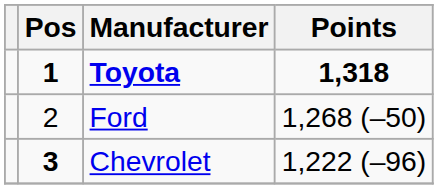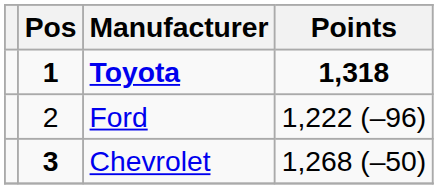(354, 117) 1,268 (–50) -> (354, 117) 1,222 (–96)
(354, 162) 1,222 (–96) -> (354, 162) 1,268 (–50)
